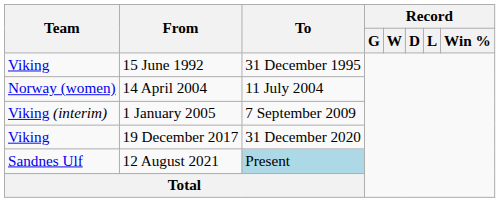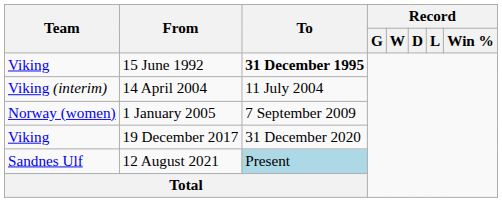(303, 64) normal -> (305, 64) bold
(62, 88) Norway (women) -> (58, 88) Viking (interim)
(58, 112) Viking (interim) -> (62, 112) Norway (women)
